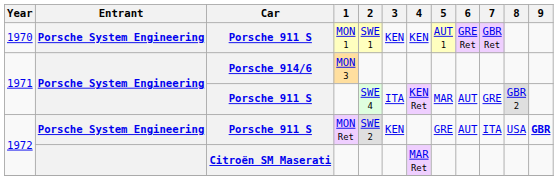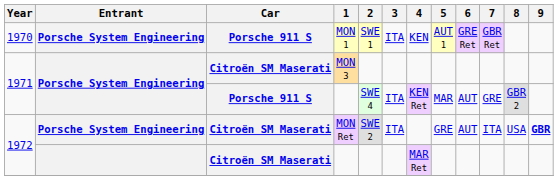(395, 37) KEN -> (395, 37) ITA
(270, 68) Porsche 914/6 -> (270, 68) Citroën SM Maserati
(270, 129) Porsche 911 S -> (270, 129) Citroën SM Maserati
(395, 129) KEN -> (395, 129) ITA
